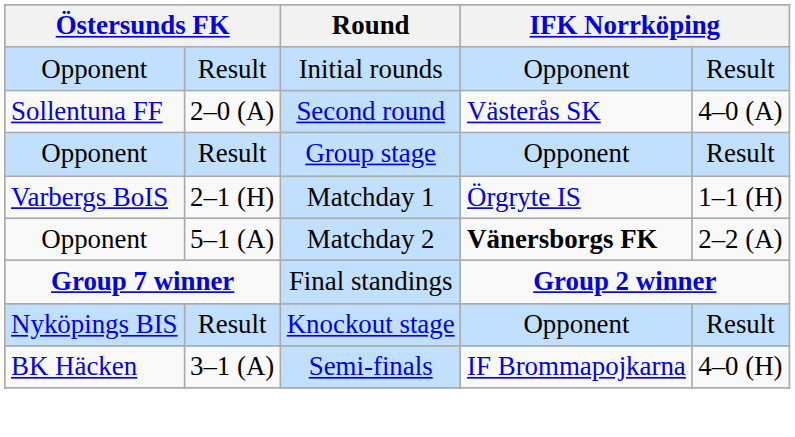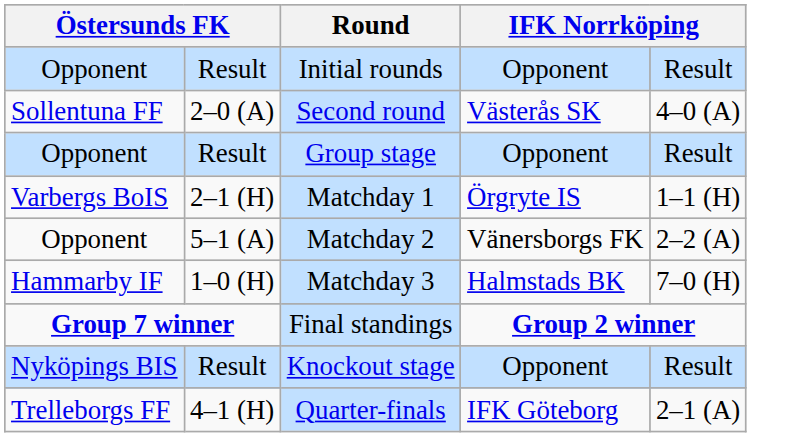(562, 238) bold -> (555, 238) normal
+ row: (371, 281)
+ row: (371, 409)
- row: (371, 366)
